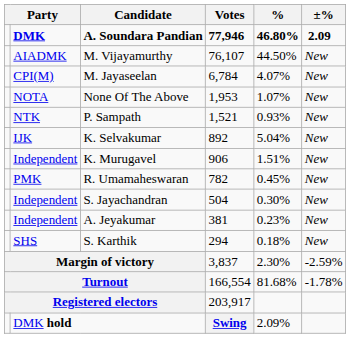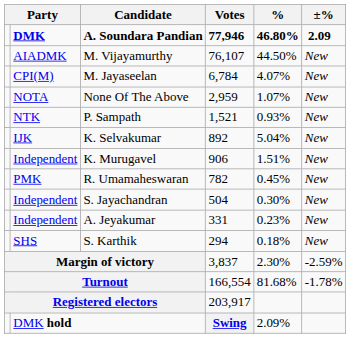(223, 96) 1,953 -> (223, 96) 2,959
(218, 220) 381 -> (218, 220) 331
